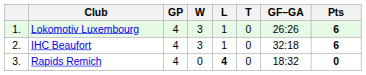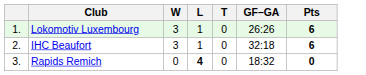- column: (176, 12)
